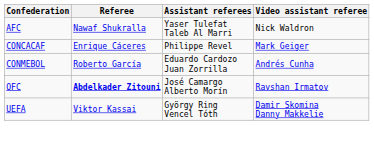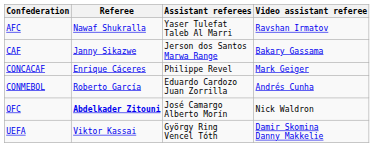(285, 29) Nick Waldron -> (292, 29) Ravshan Irmatov
+ row: (14, 51)
(292, 87) Ravshan Irmatov -> (285, 109) Nick Waldron
